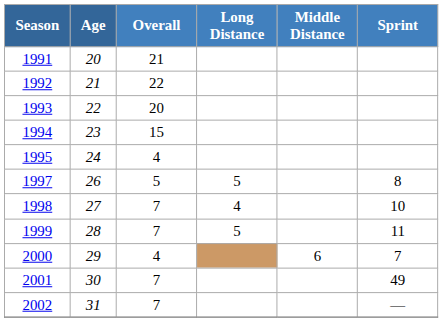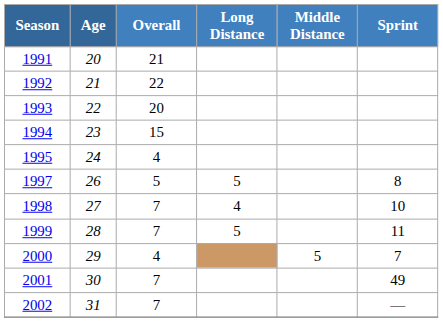(317, 255) 6 -> (317, 255) 5
